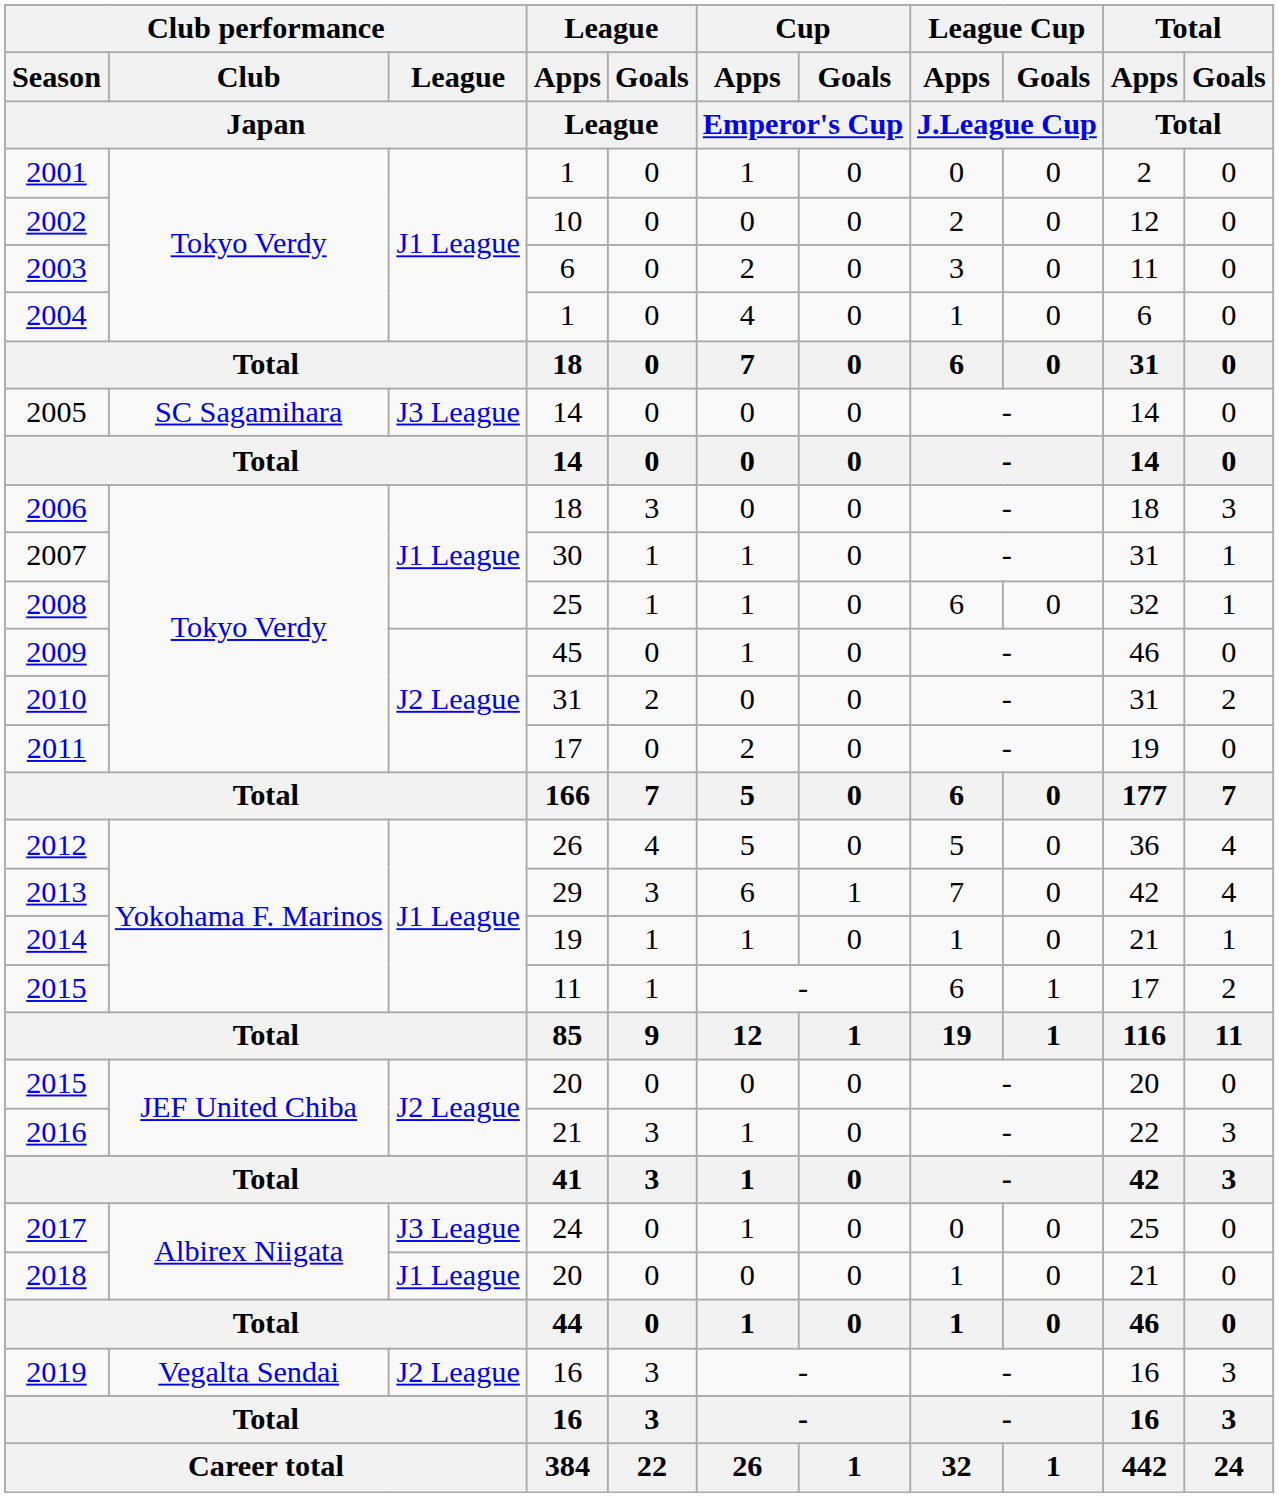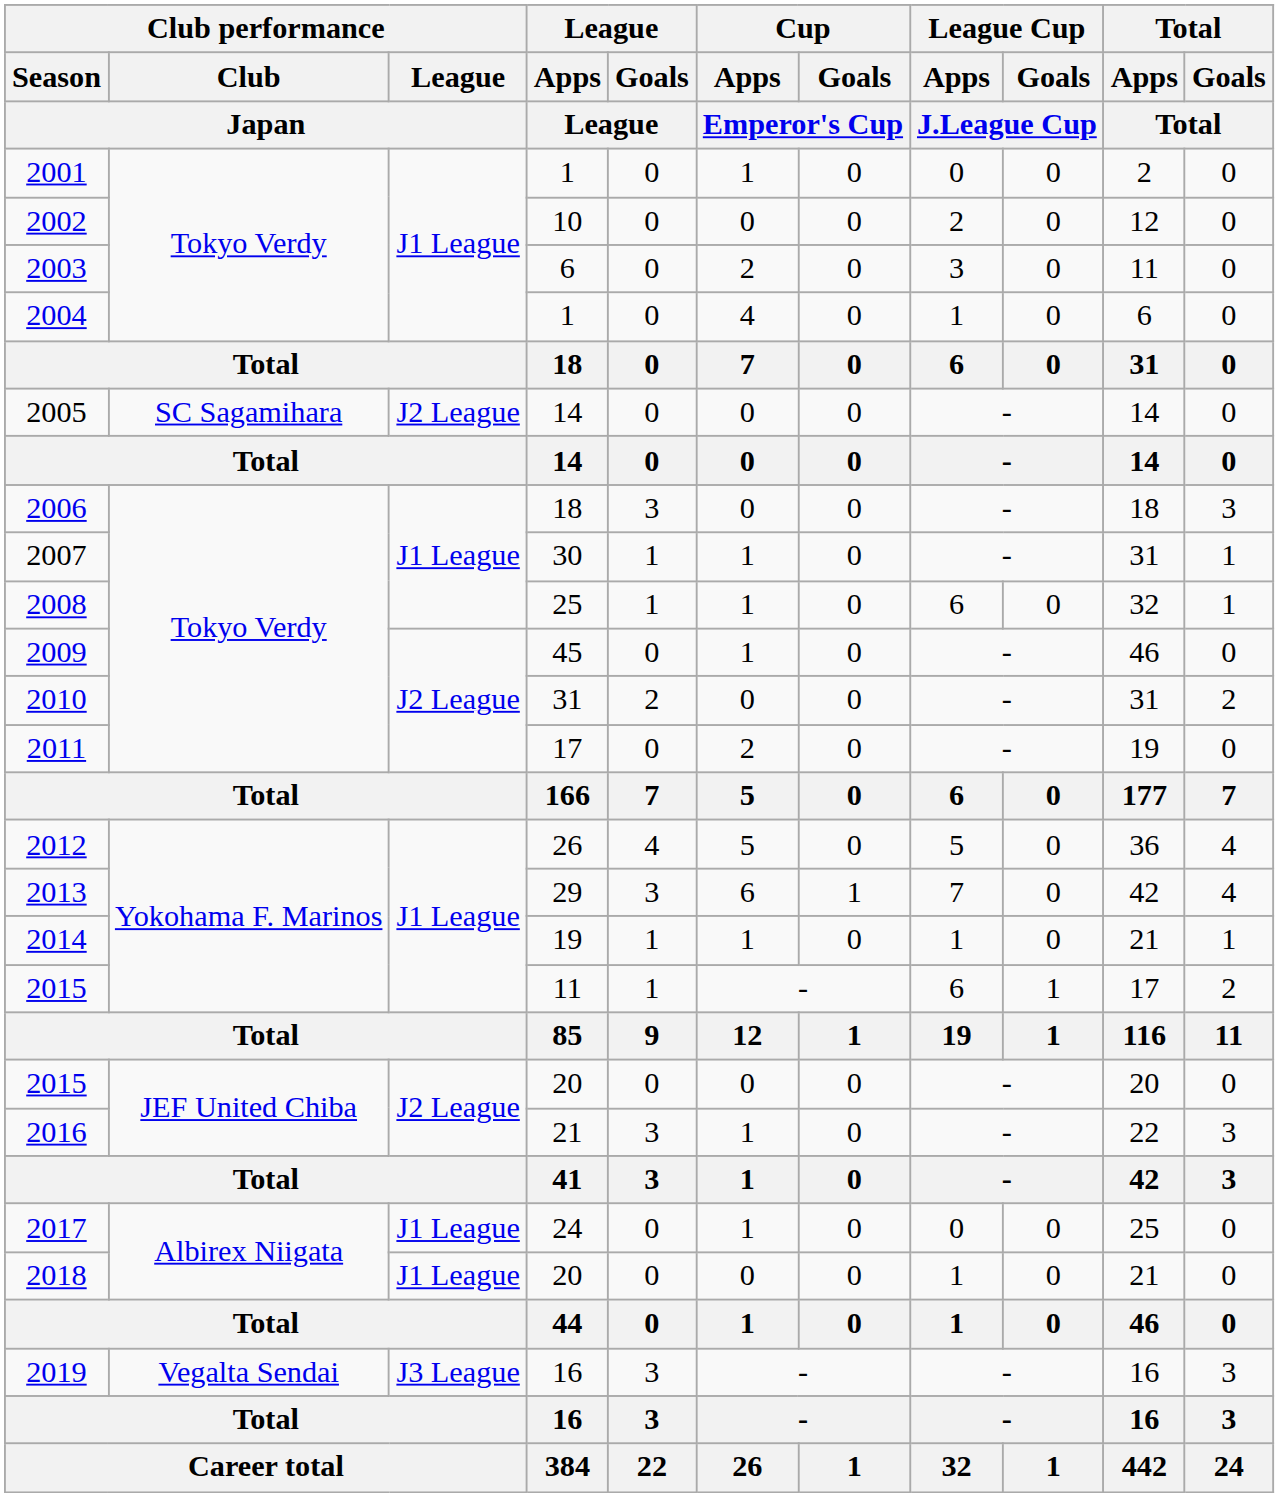(458, 412) J3 League -> (458, 412) J2 League
(458, 1227) J3 League -> (458, 1227) J1 League
(458, 1371) J2 League -> (458, 1371) J3 League
